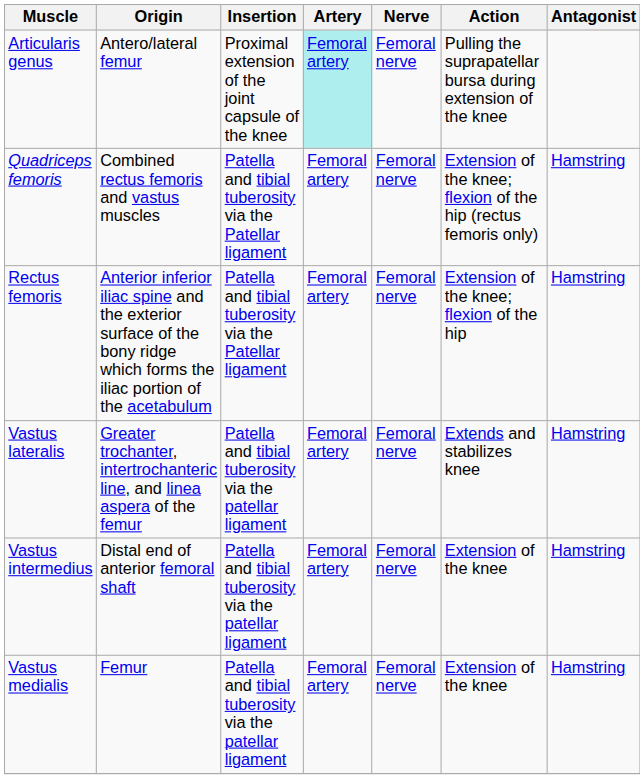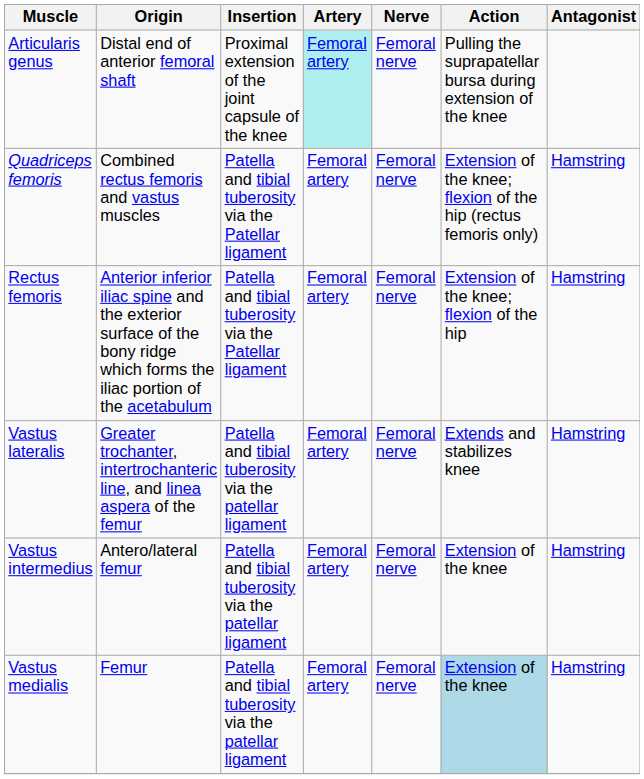(149, 52) Antero/lateral femur -> (157, 61) Distal end of anterior femoral shaft
(157, 569) Distal end of anterior femoral shaft -> (149, 559) Antero/lateral femur
(490, 677) no background -> (490, 677) lightblue background
